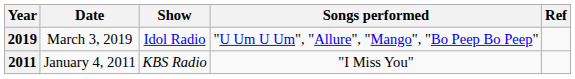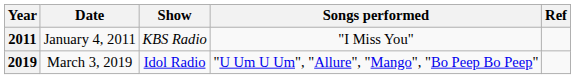rows swapped: (22, 62) <-> (22, 39)
